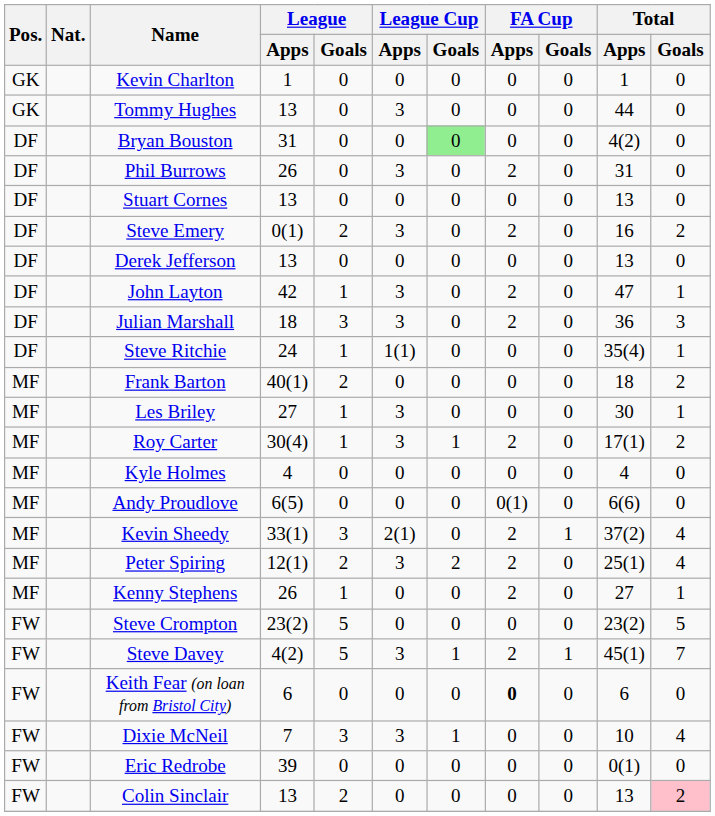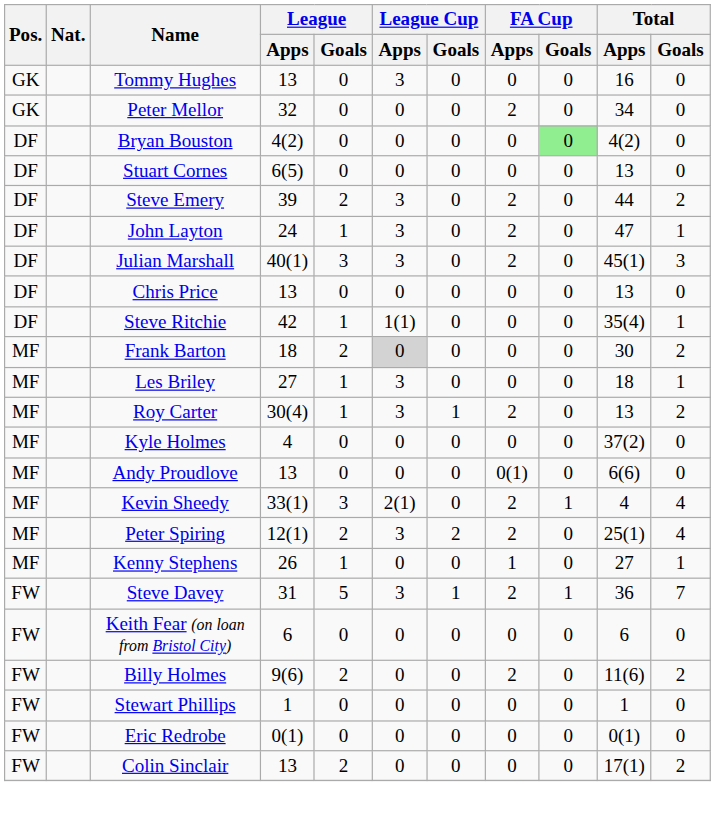- row: (175, 79)
(624, 110) 44 -> (624, 79) 16
+ row: (175, 110)
(287, 140) 31 -> (287, 140) 4(2)
(456, 140) lightgreen background -> (456, 140) no background
(568, 140) no background -> (568, 140) lightgreen background
- row: (175, 170)
(287, 200) 13 -> (287, 170) 6(5)
(287, 230) 0(1) -> (287, 200) 39
(624, 230) 16 -> (624, 200) 44
- row: (175, 261)
(287, 291) 42 -> (287, 230) 24
(287, 321) 18 -> (287, 261) 40(1)
(624, 321) 36 -> (624, 261) 45(1)
+ row: (175, 291)
(287, 351) 24 -> (287, 321) 42
(287, 381) 40(1) -> (287, 351) 18
(400, 381) no background -> (400, 351) lightgrey background
(624, 381) 18 -> (624, 351) 30
(624, 412) 30 -> (624, 381) 18
(624, 442) 17(1) -> (624, 412) 13
(624, 472) 4 -> (624, 442) 37(2)
(287, 502) 6(5) -> (287, 472) 13
(624, 532) 37(2) -> (624, 502) 4
(512, 593) 2 -> (512, 563) 1
- row: (175, 623)
(287, 653) 4(2) -> (287, 593) 31
(624, 653) 45(1) -> (624, 593) 36
(512, 694) bold -> (512, 634) normal
+ row: (175, 675)
- row: (175, 735)
+ row: (175, 705)
(287, 765) 39 -> (287, 735) 0(1)
(624, 795) 13 -> (624, 765) 17(1)
(680, 795) pink background -> (680, 765) no background
